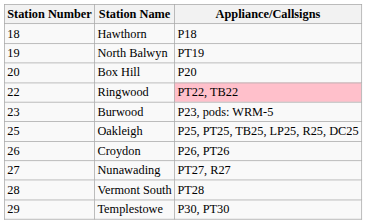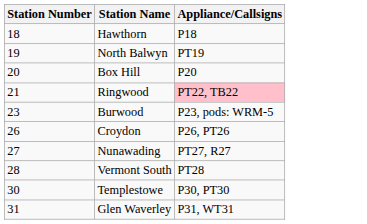(13, 92) 22 -> (13, 92) 21
- row: (120, 131)
(13, 209) 29 -> (13, 190) 30
+ row: (134, 209)
